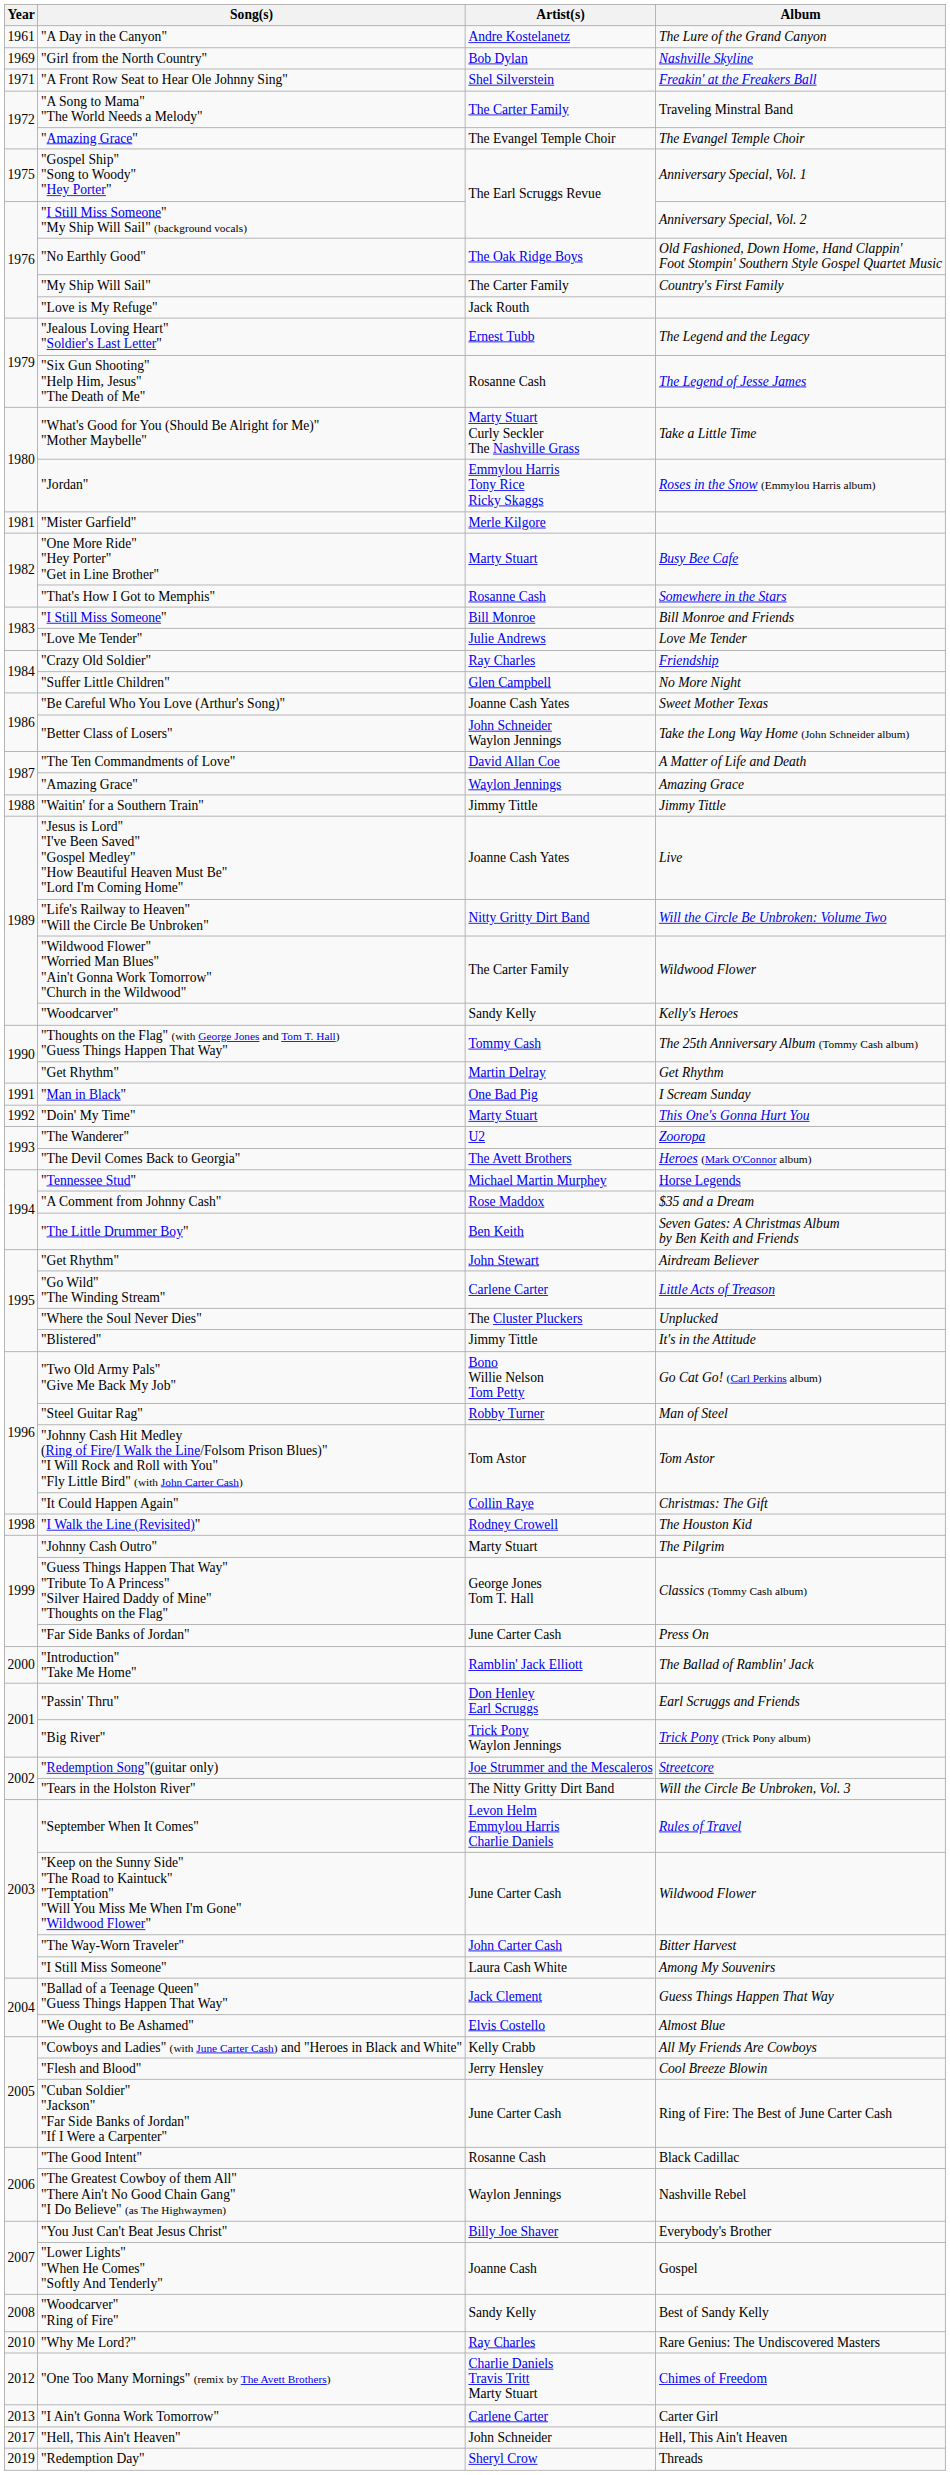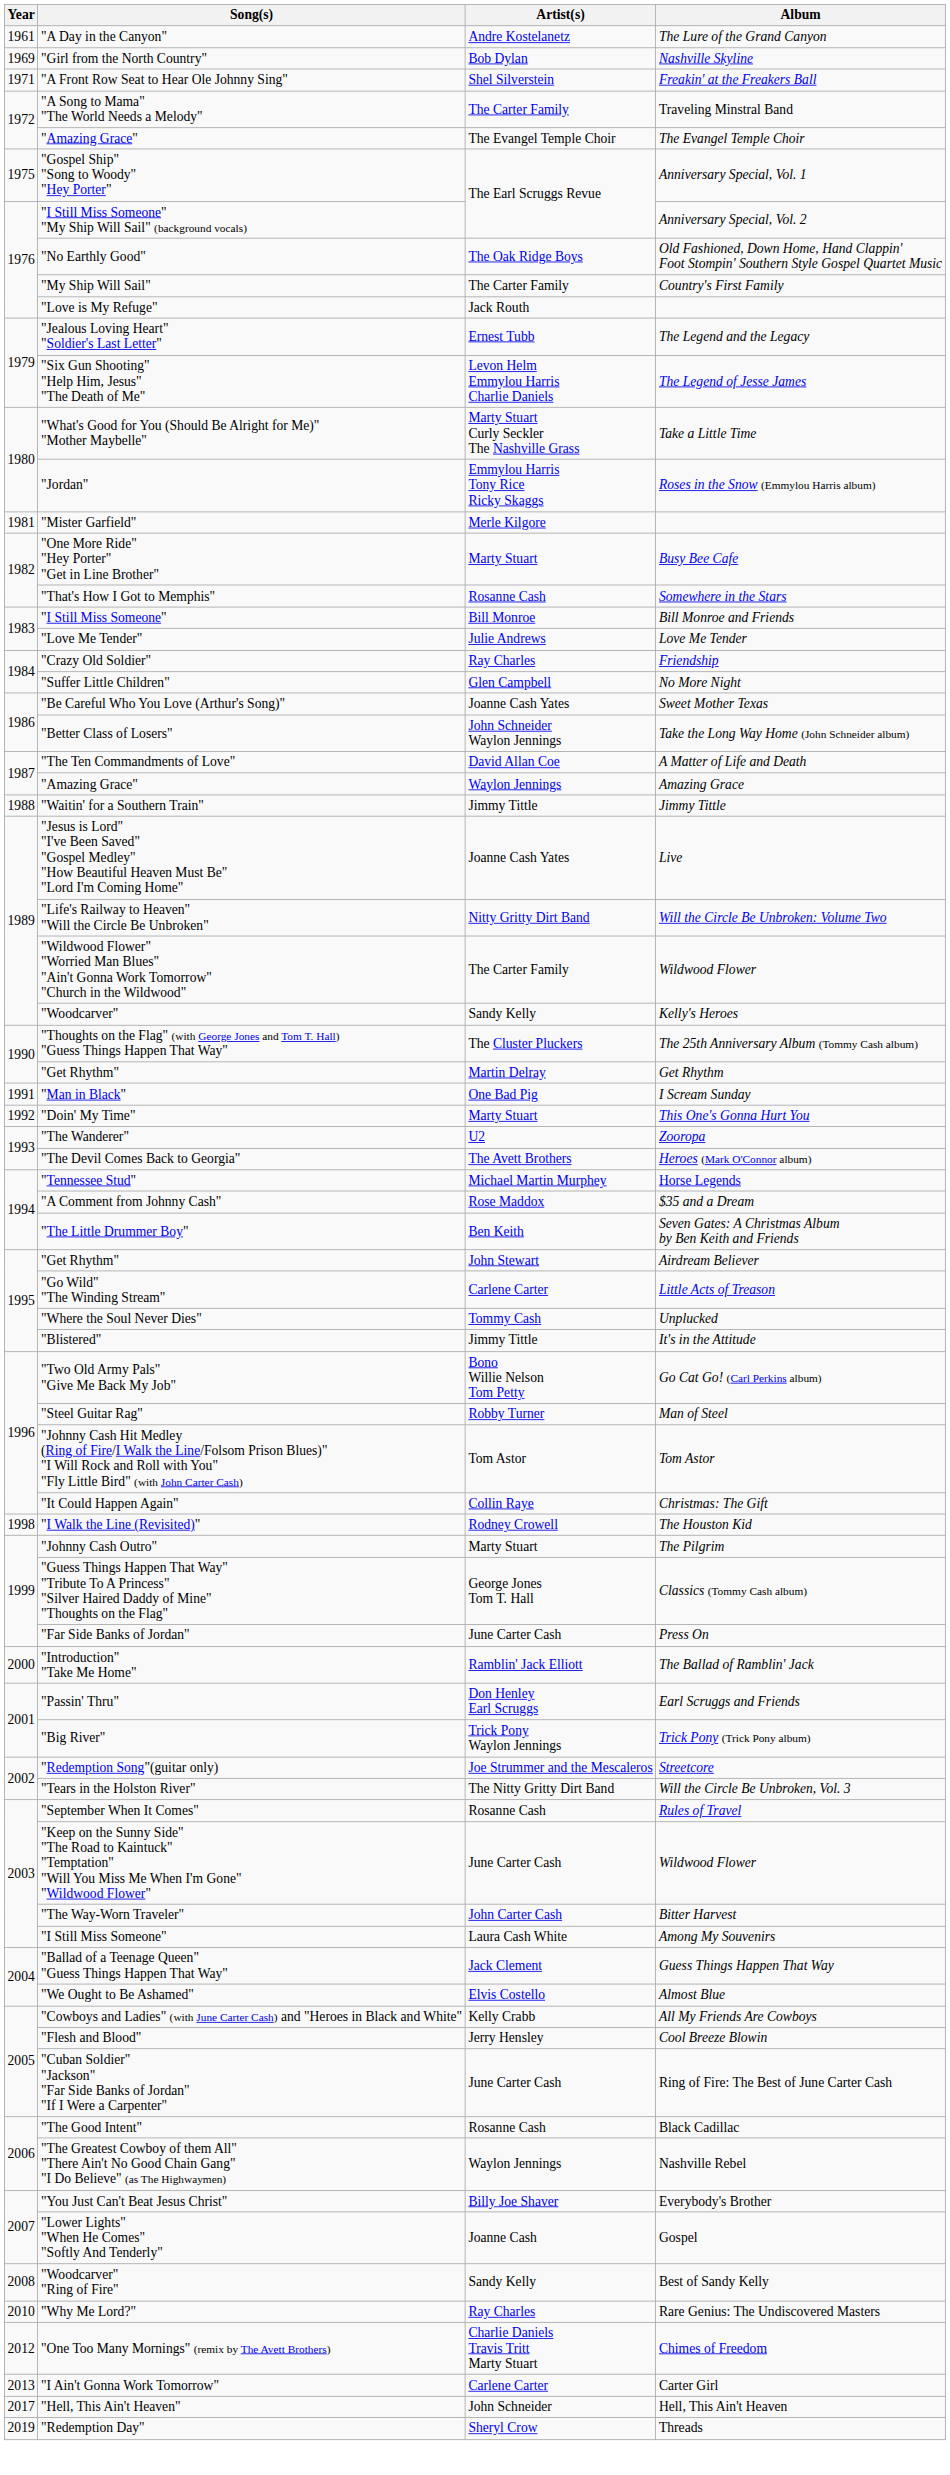(507, 381) Rosanne Cash -> (514, 381) Levon Helm Emmylou Harris Charlie Daniels
(505, 1043) Tommy Cash -> (525, 1043) The Cluster Pluckers
(525, 1318) The Cluster Pluckers -> (505, 1318) Tommy Cash
(514, 1826) Levon Helm Emmylou Harris Charlie Daniels -> (507, 1810) Rosanne Cash
